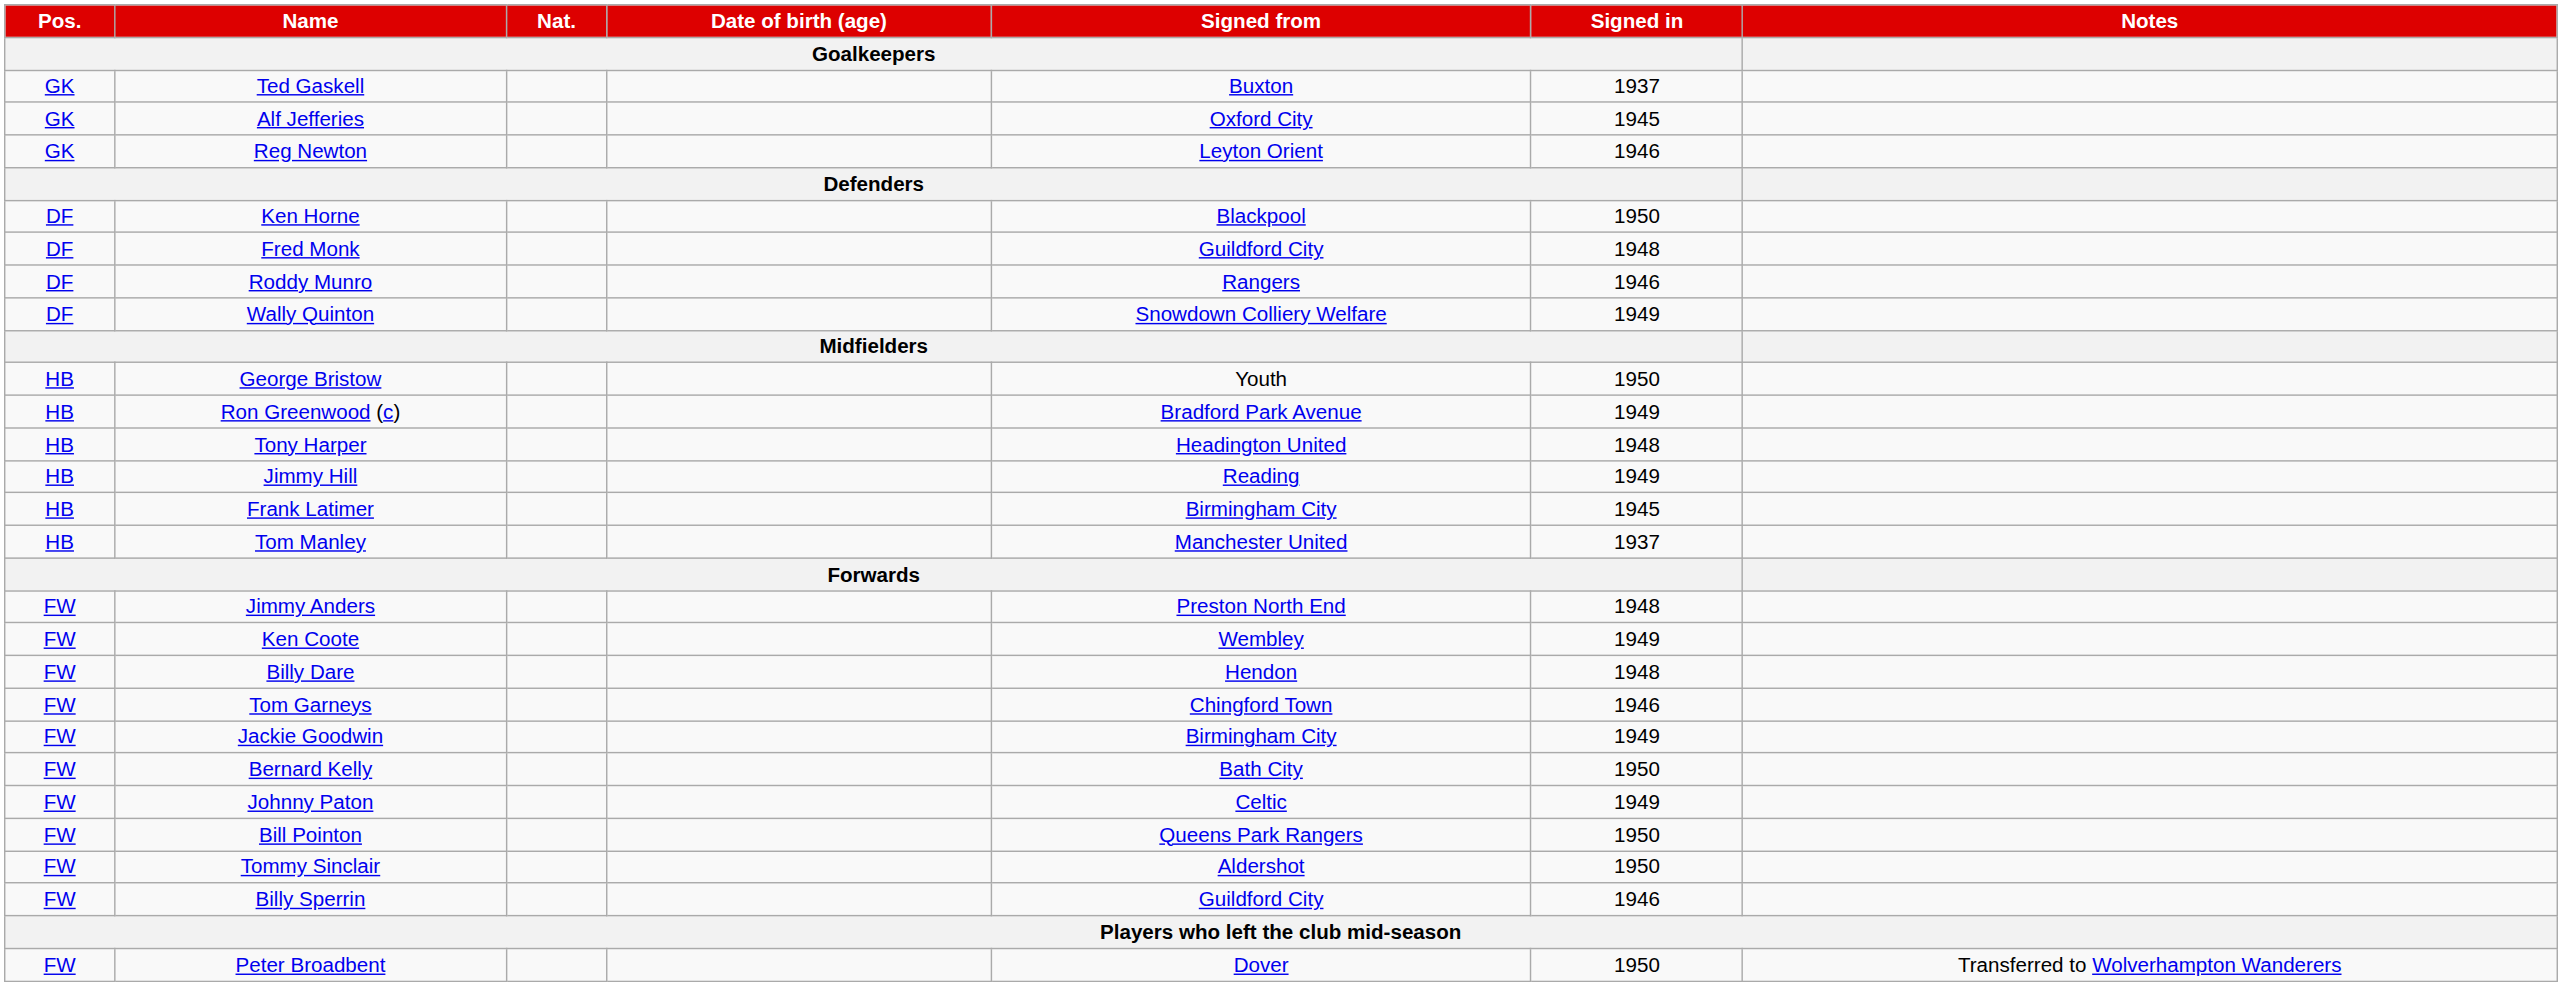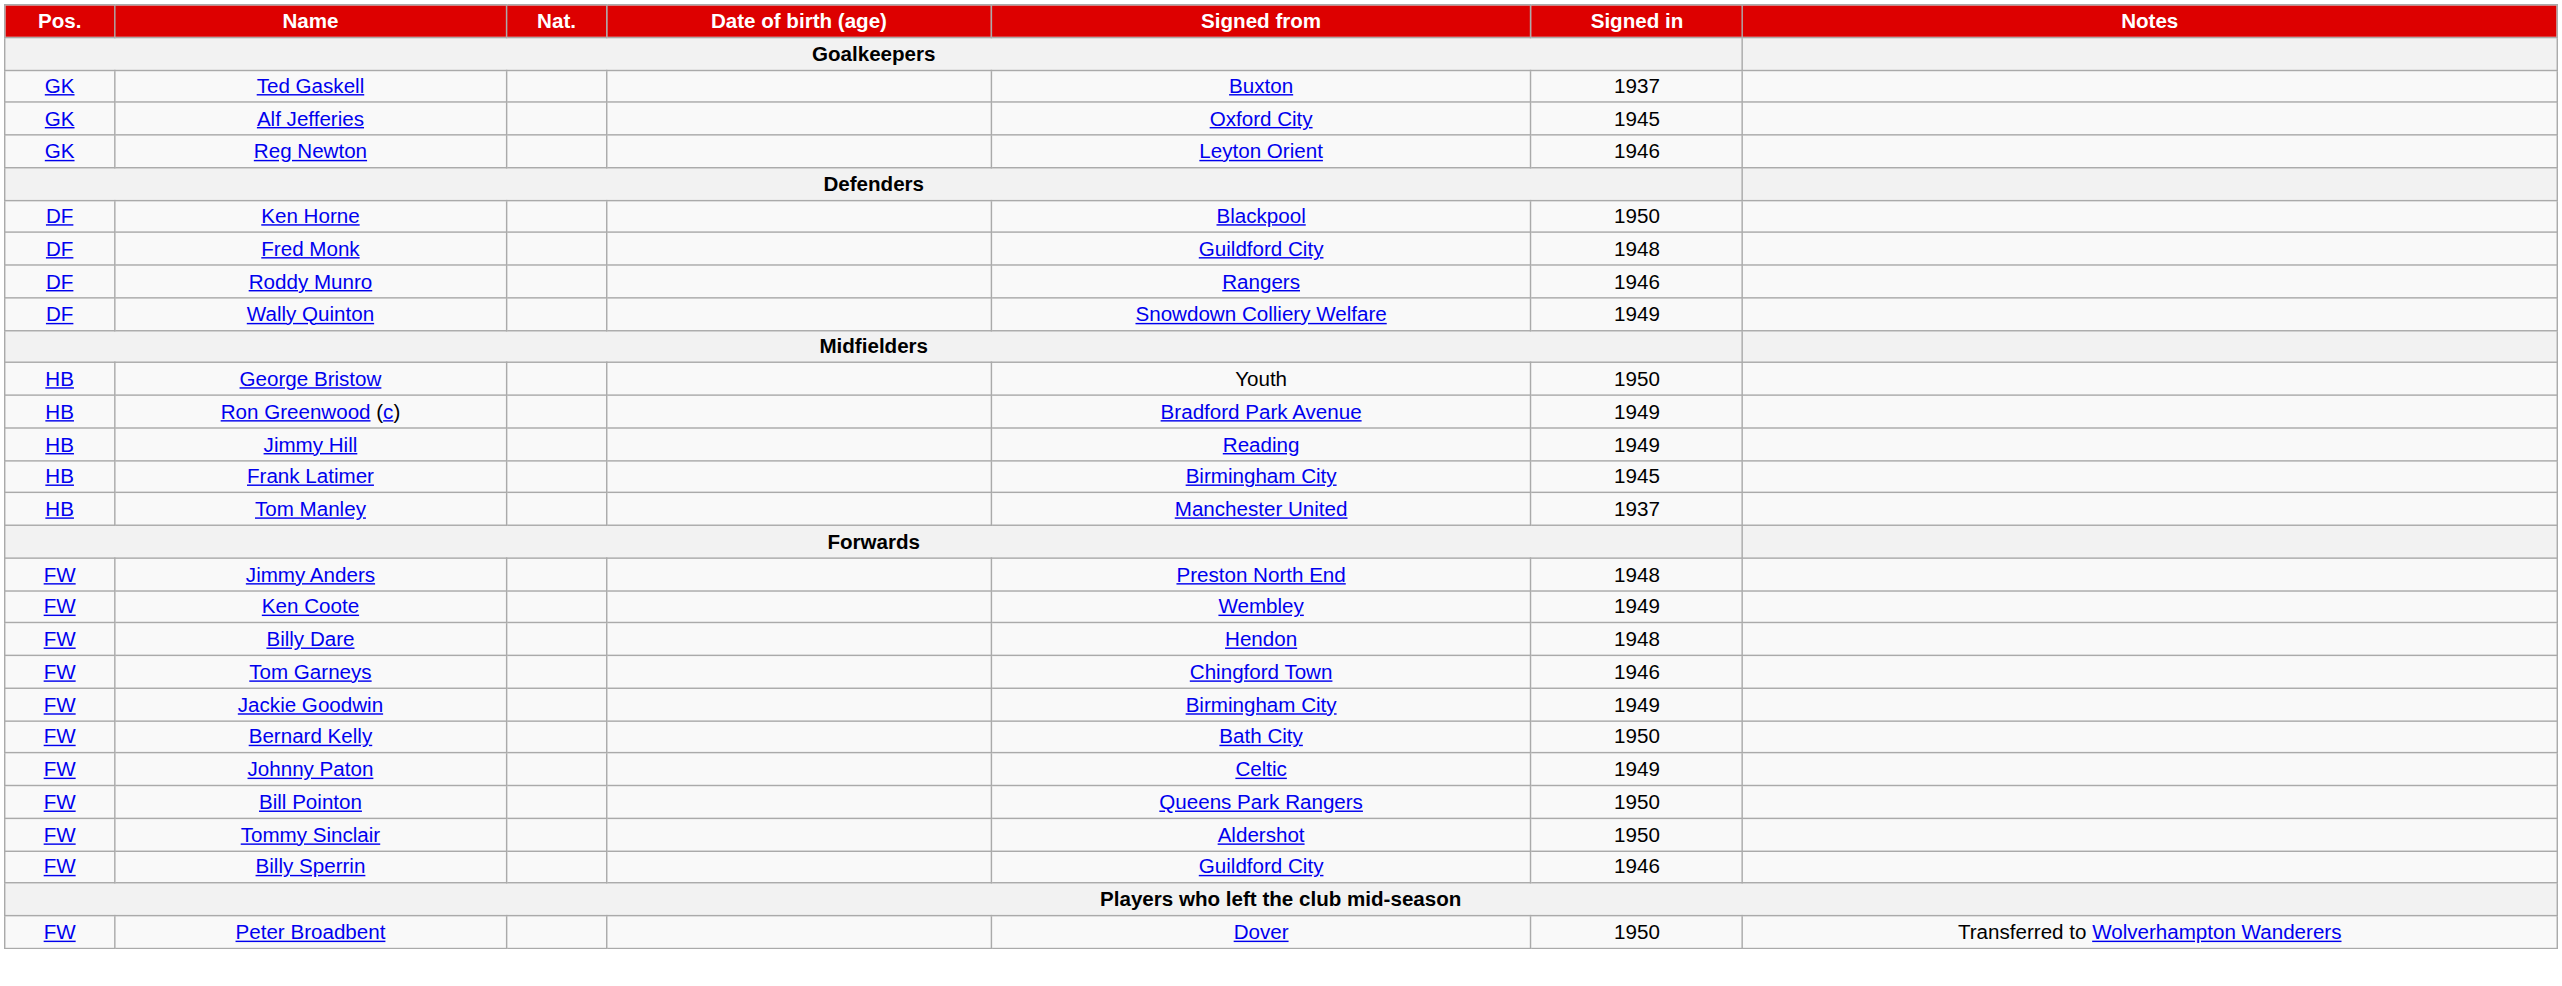- row: (310, 444)
